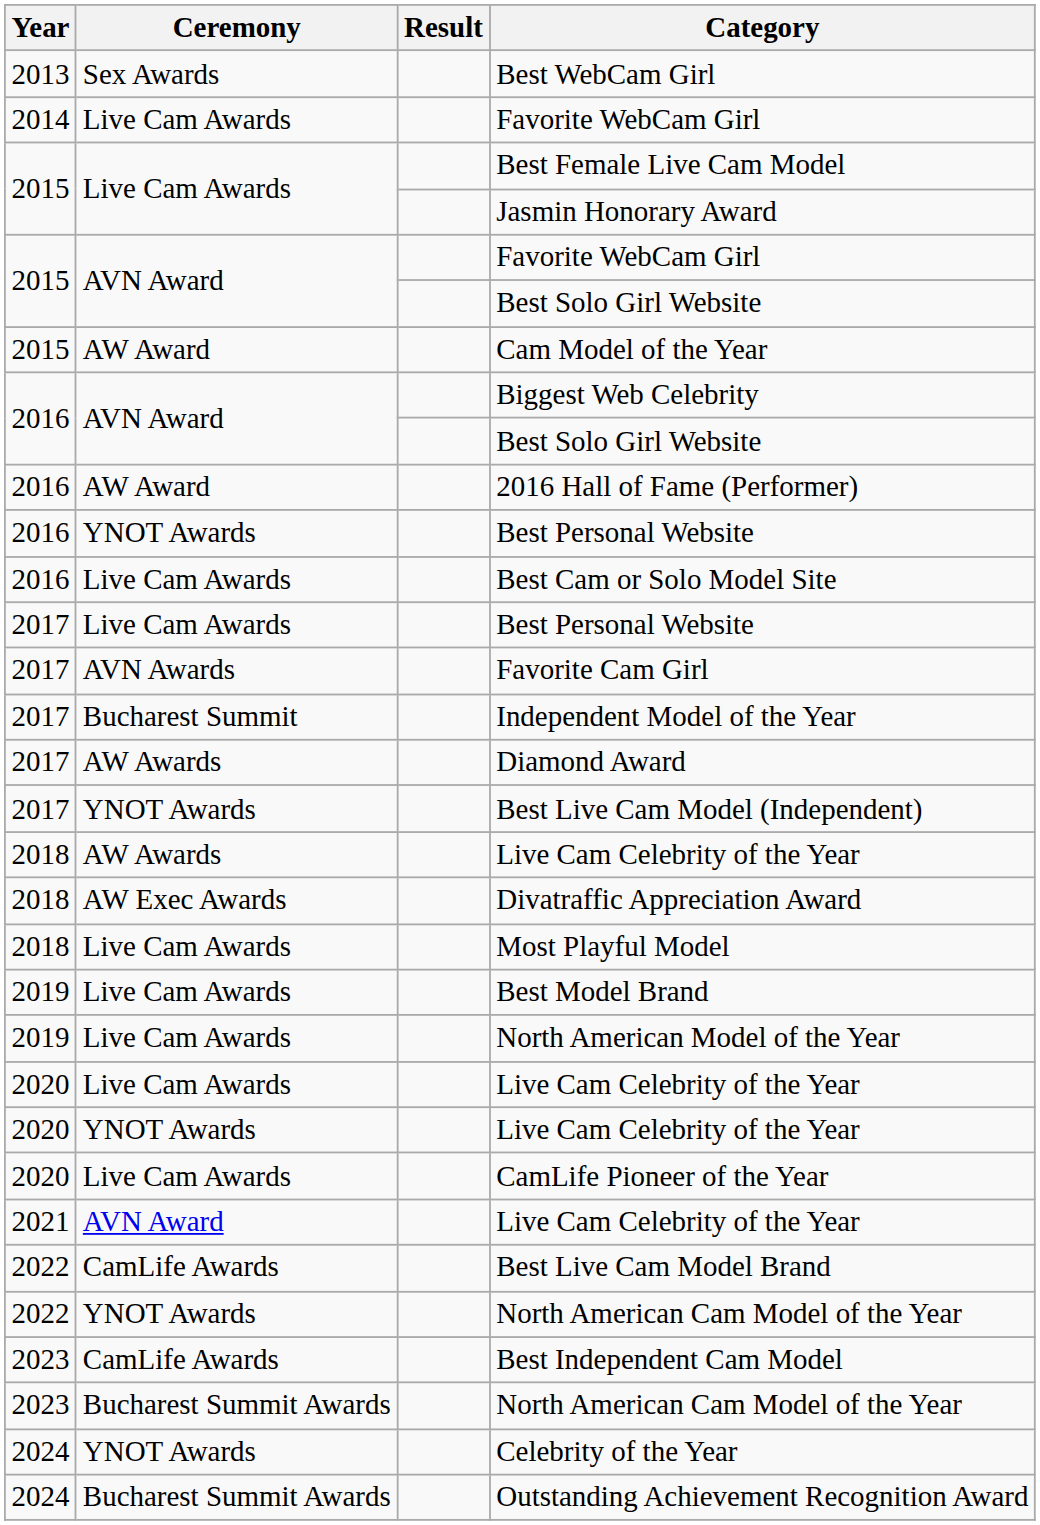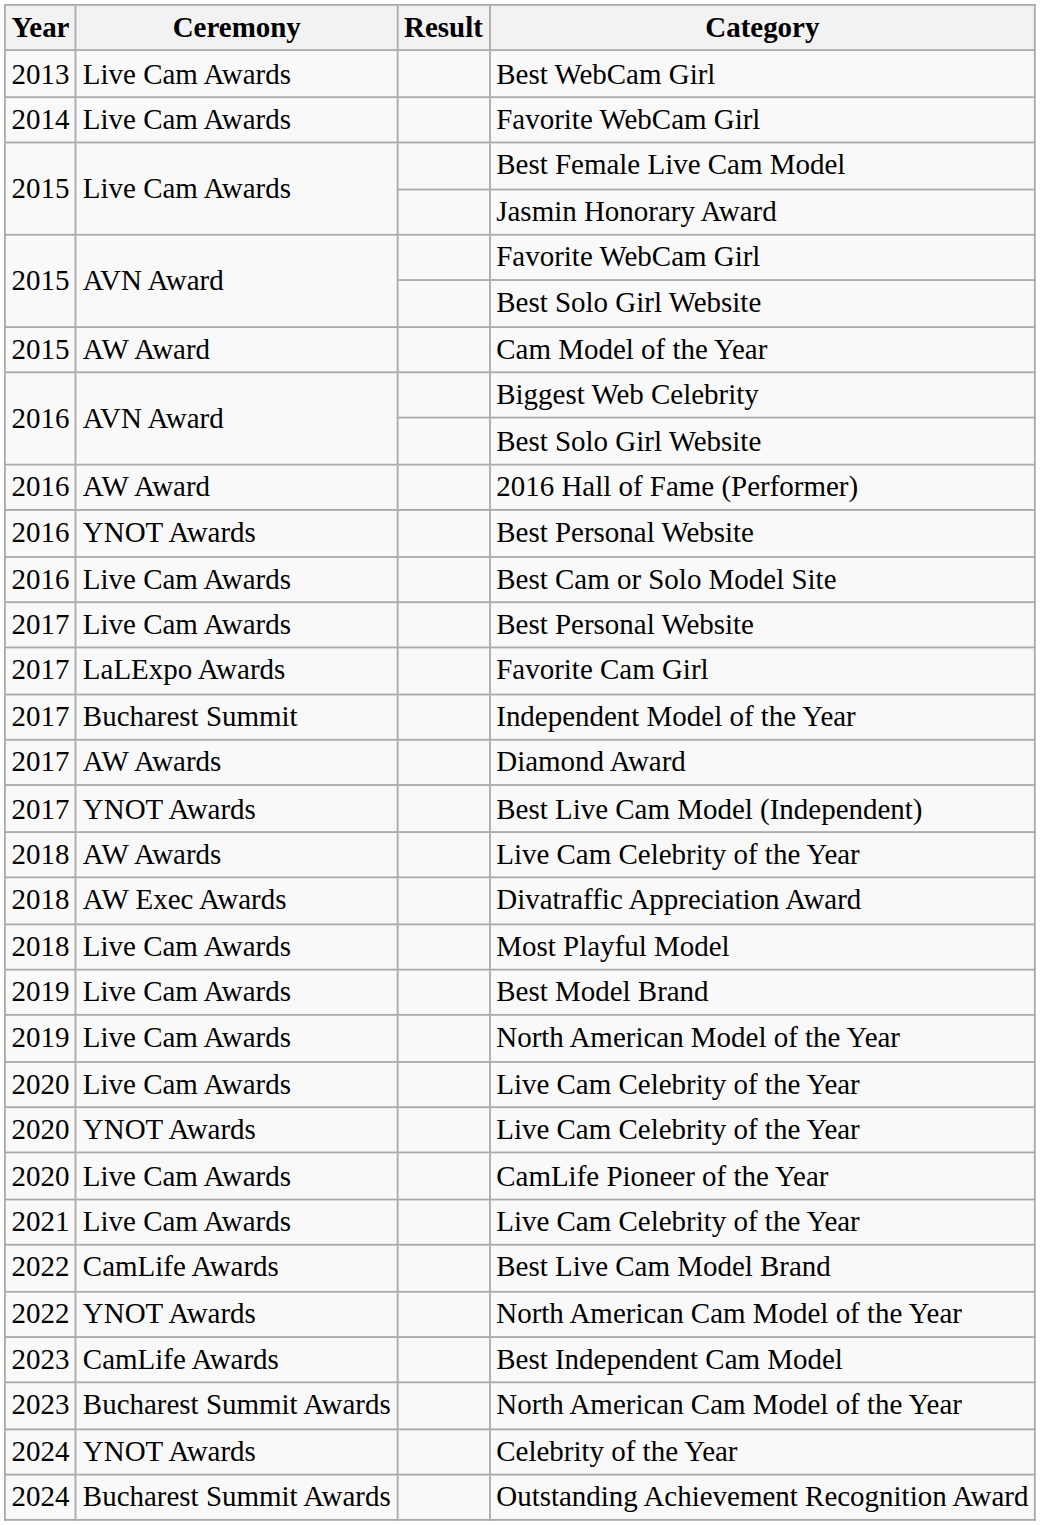(151, 73) Sex Awards -> (187, 73) Live Cam Awards
(159, 670) AVN Awards -> (184, 670) LaLExpo Awards
(153, 1221) AVN Award -> (187, 1221) Live Cam Awards
